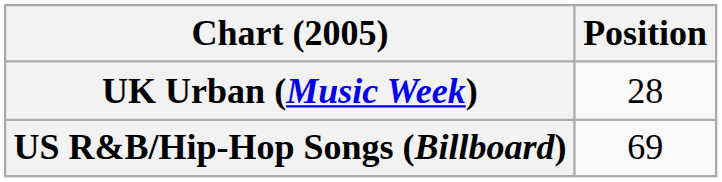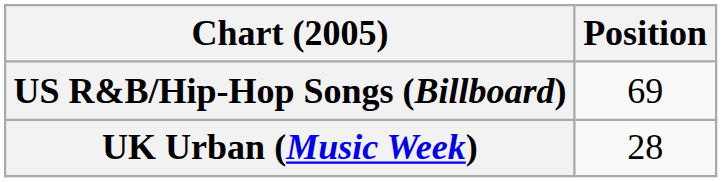rows swapped: (290, 90) <-> (290, 147)
